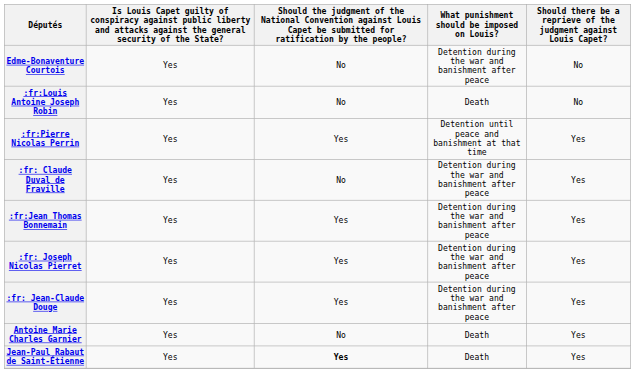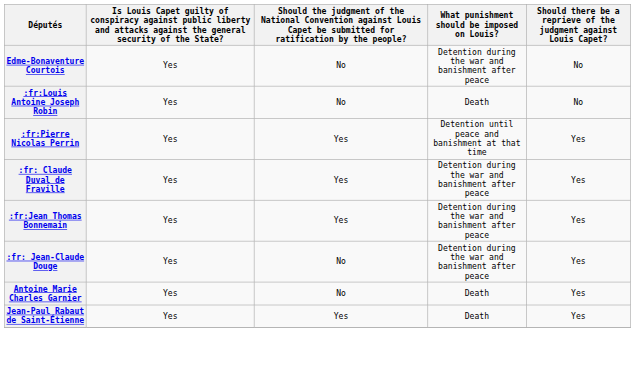(341, 180) No -> (341, 180) Yes
- row: (45, 262)
(341, 303) Yes -> (341, 262) No
(341, 357) bold -> (341, 316) normal
